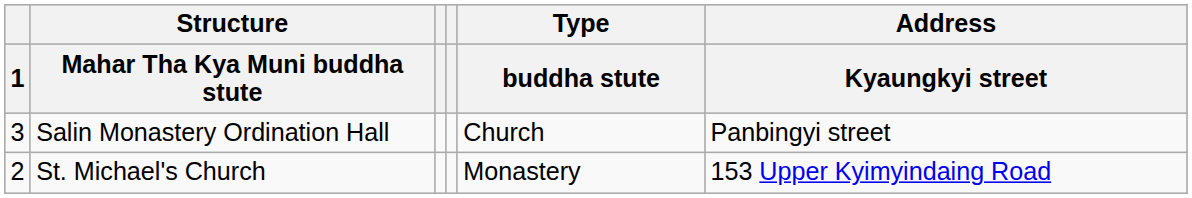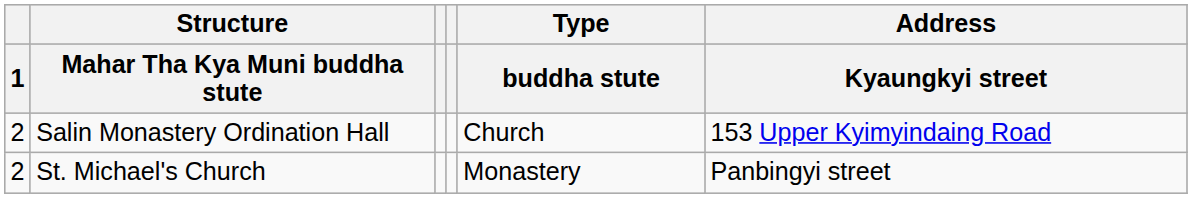(18, 132) 3 -> (18, 132) 2
(801, 132) Panbingyi street -> (881, 132) 153 Upper Kyimyindaing Road
(881, 172) 153 Upper Kyimyindaing Road -> (801, 172) Panbingyi street
